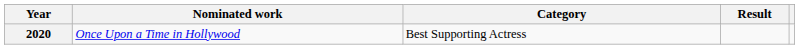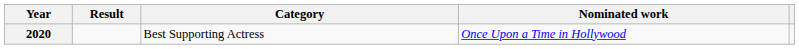columns swapped: (238, 14) <-> (755, 14)
